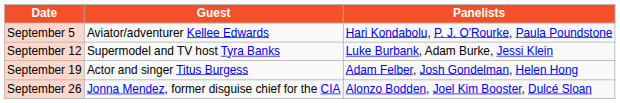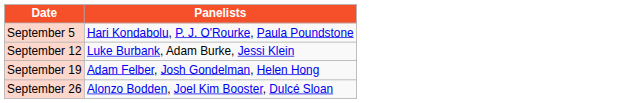- column: (214, 13)
